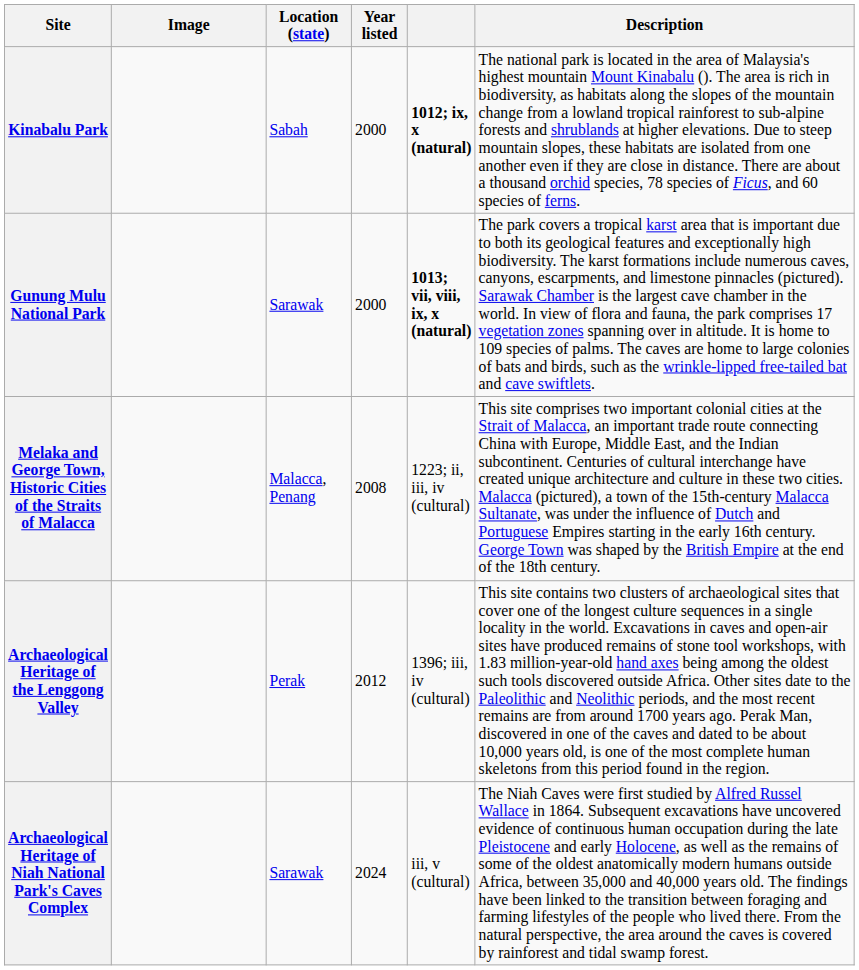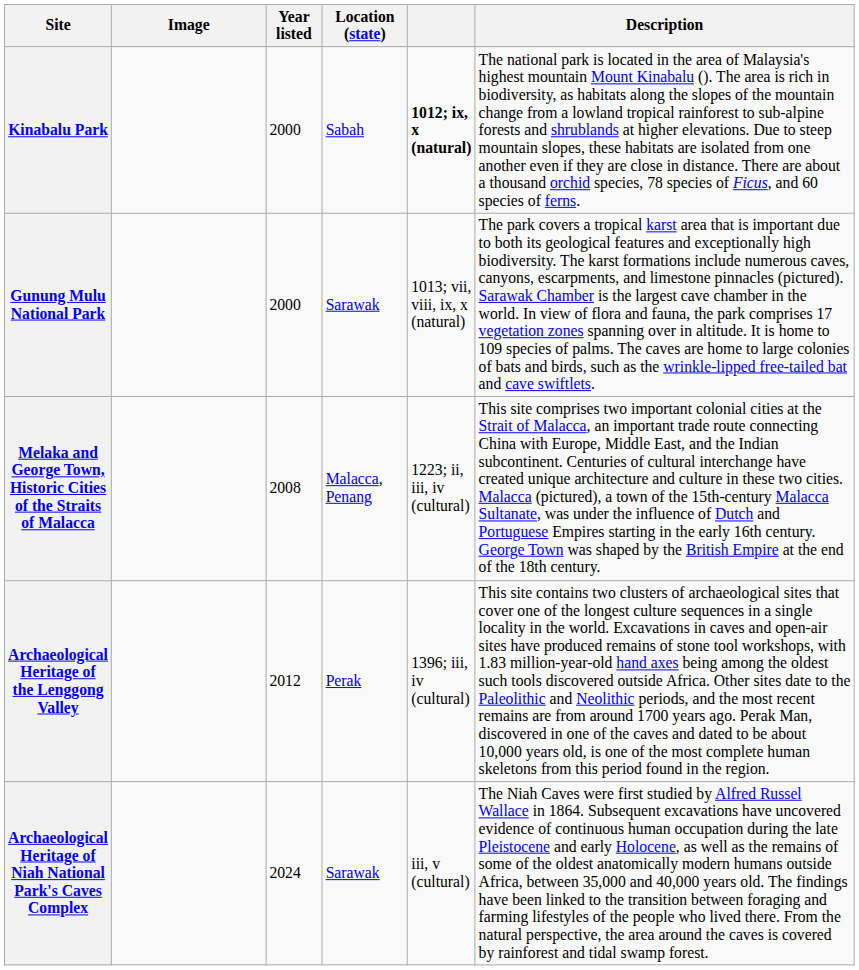columns swapped: (309, 25) <-> (380, 25)
(441, 304) bold -> (441, 304) normal
